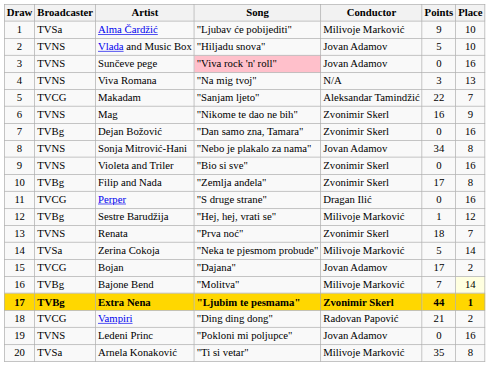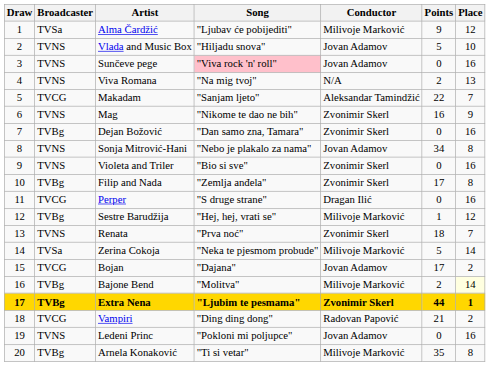(470, 30) 10 -> (470, 30) 12
(439, 81) 3 -> (439, 81) 2
(439, 285) 7 -> (439, 285) 2
(50, 353) TVSa -> (51, 353) TVBg
